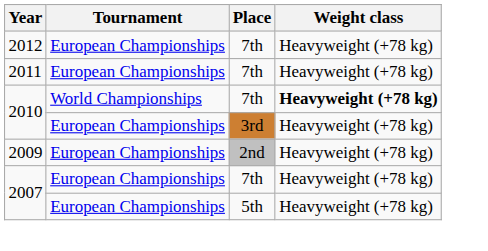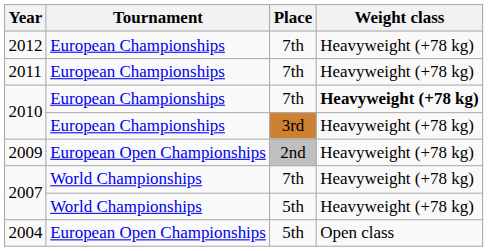(126, 98) World Championships -> (138, 98) European Championships
(138, 152) European Championships -> (158, 152) European Open Championships
(138, 179) European Championships -> (126, 179) World Championships
(138, 206) European Championships -> (126, 206) World Championships
+ row: (25, 233)
